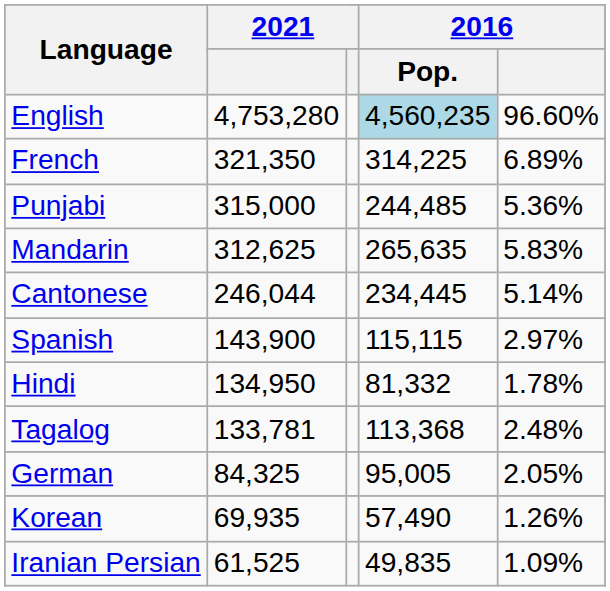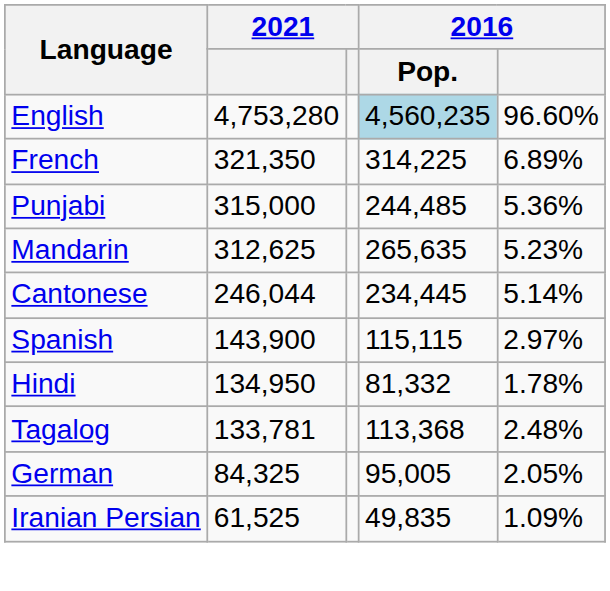(543, 250) 5.83% -> (543, 250) 5.23%
- row: (57, 518)
